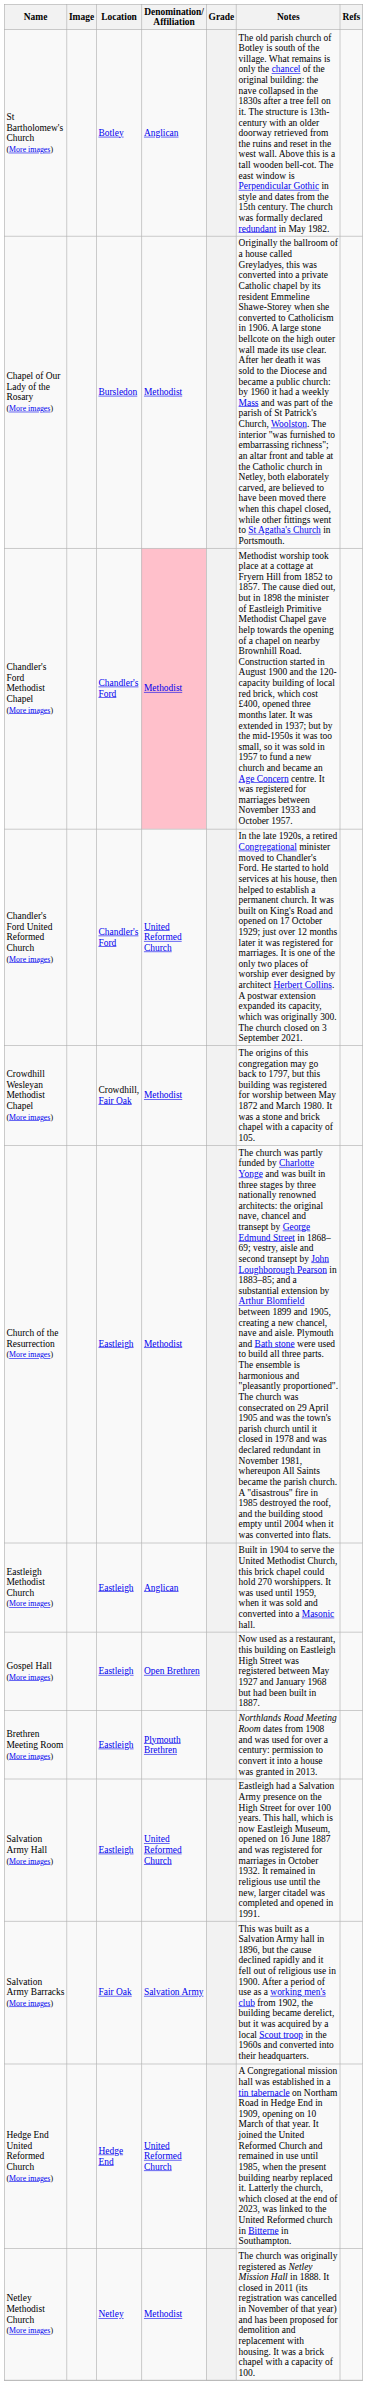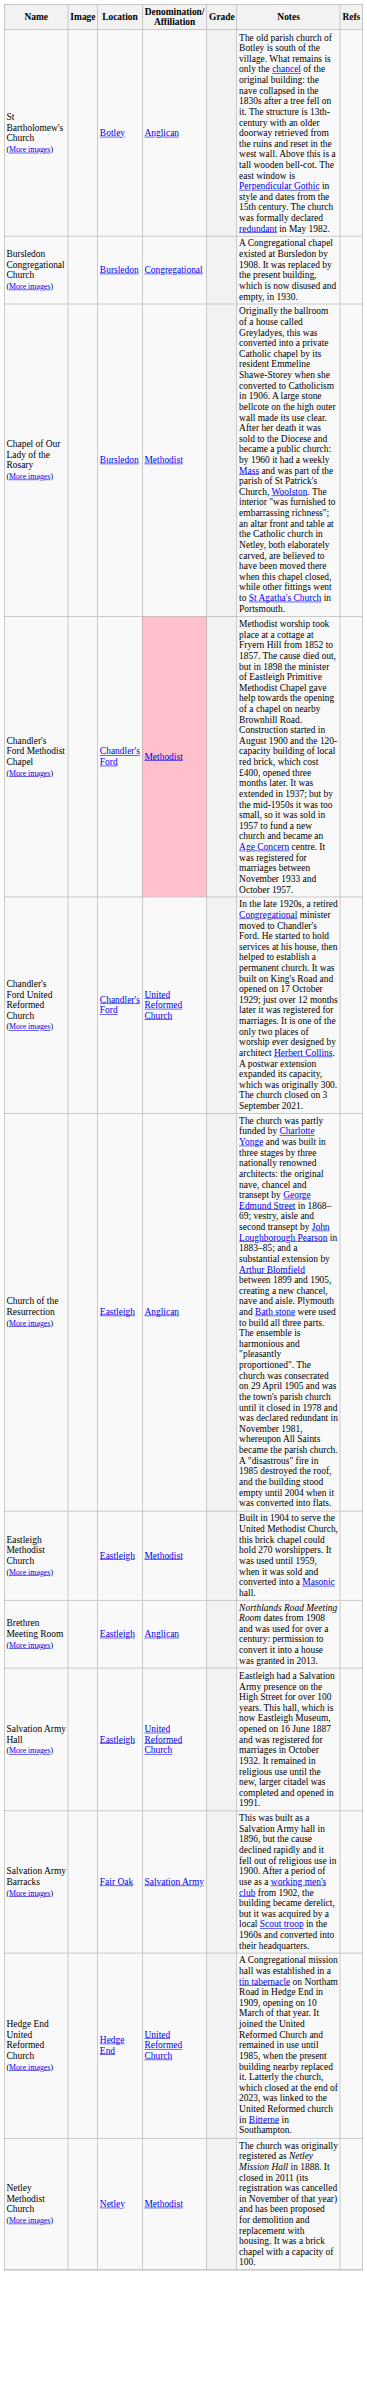+ row: (36, 270)
- row: (30, 1095)
(163, 1344) Methodist -> (162, 1312) Anglican
(161, 1587) Anglican -> (164, 1555) Methodist
- row: (30, 1671)
(162, 1745) Plymouth Brethren -> (162, 1634) Anglican
